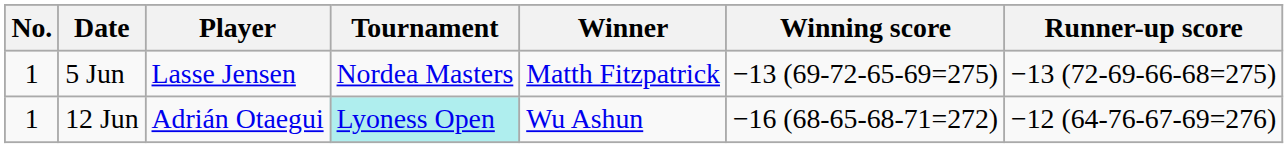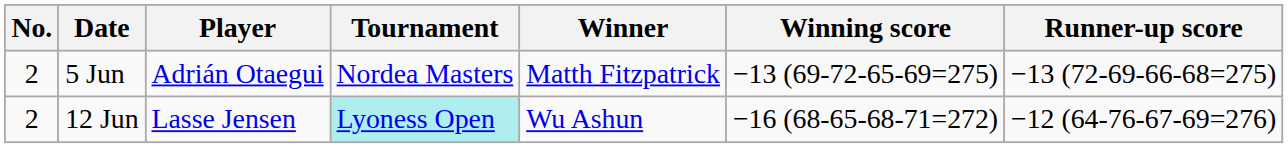(32, 73) 1 -> (32, 73) 2
(224, 73) Lasse Jensen -> (238, 73) Adrián Otaegui
(32, 119) 1 -> (32, 119) 2
(238, 119) Adrián Otaegui -> (224, 119) Lasse Jensen
